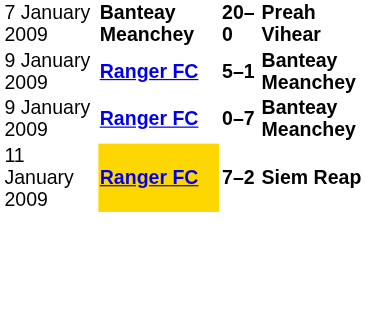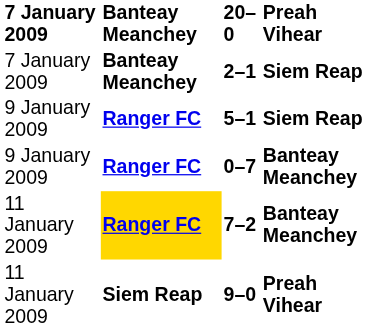(47, 23) normal -> (50, 23) bold
+ row: (240, 71)
(309, 71) Banteay Meanchey -> (313, 119) Siem Reap
(311, 177) Siem Reap -> (310, 225) Banteay Meanchey
+ row: (240, 294)
